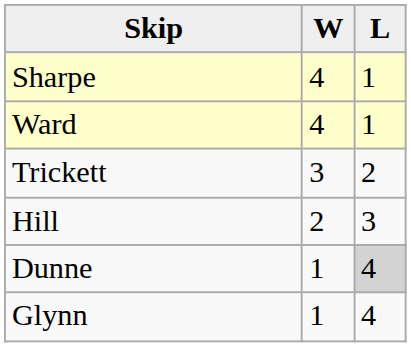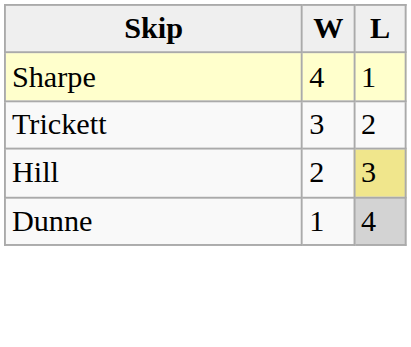- row: (44, 124)
(369, 220) no background -> (369, 172) khaki background
- row: (50, 316)
